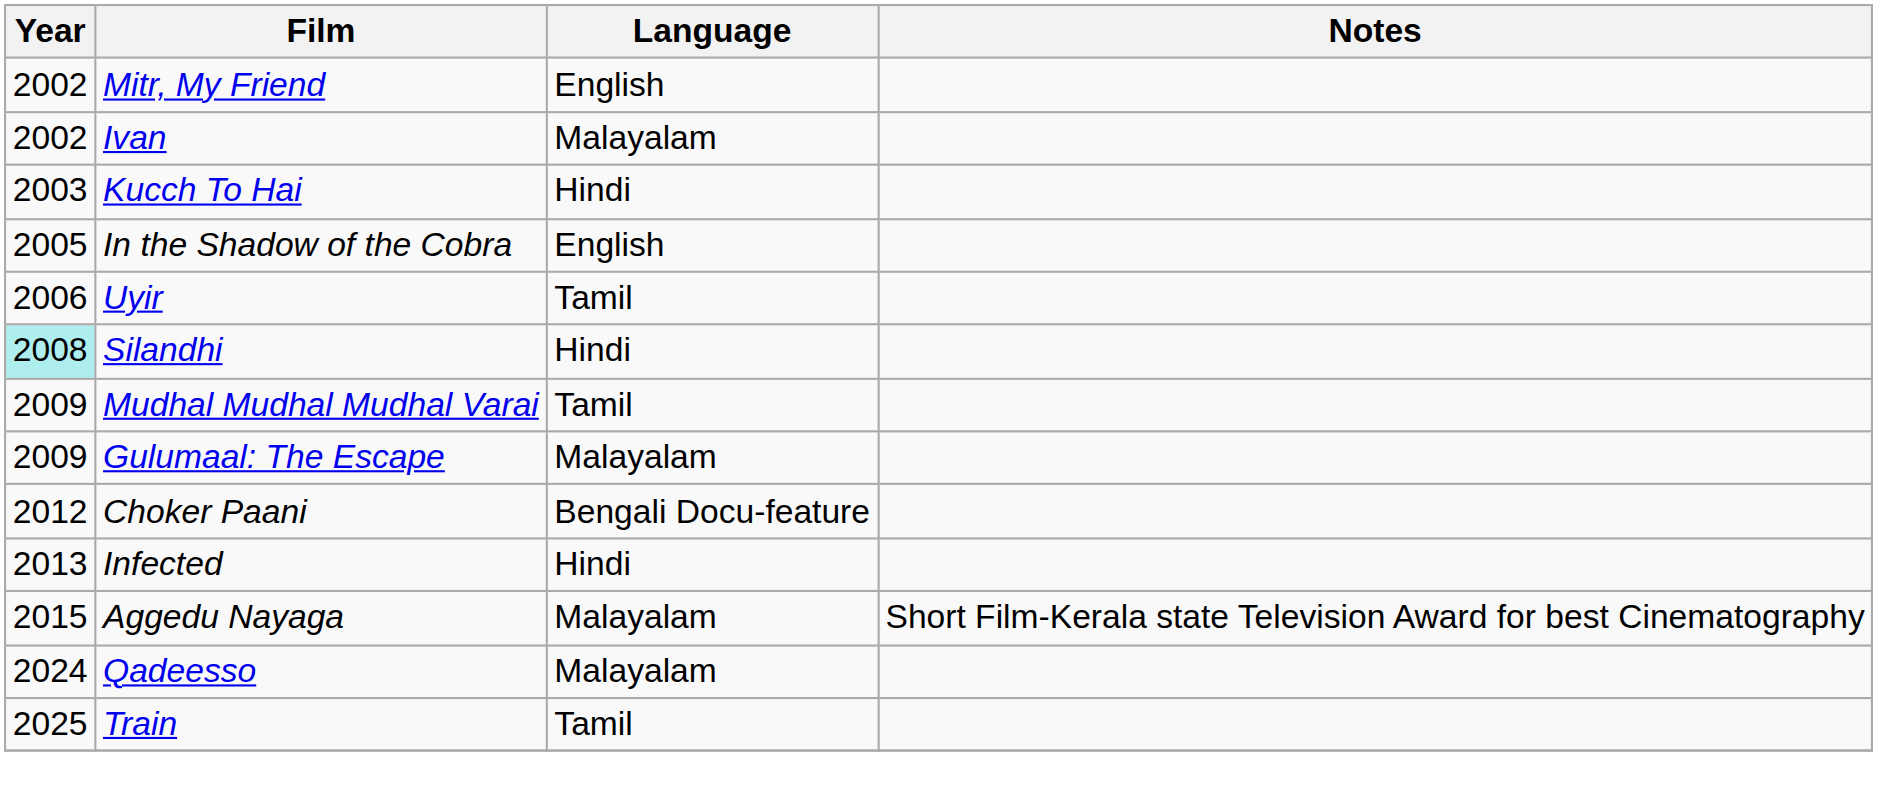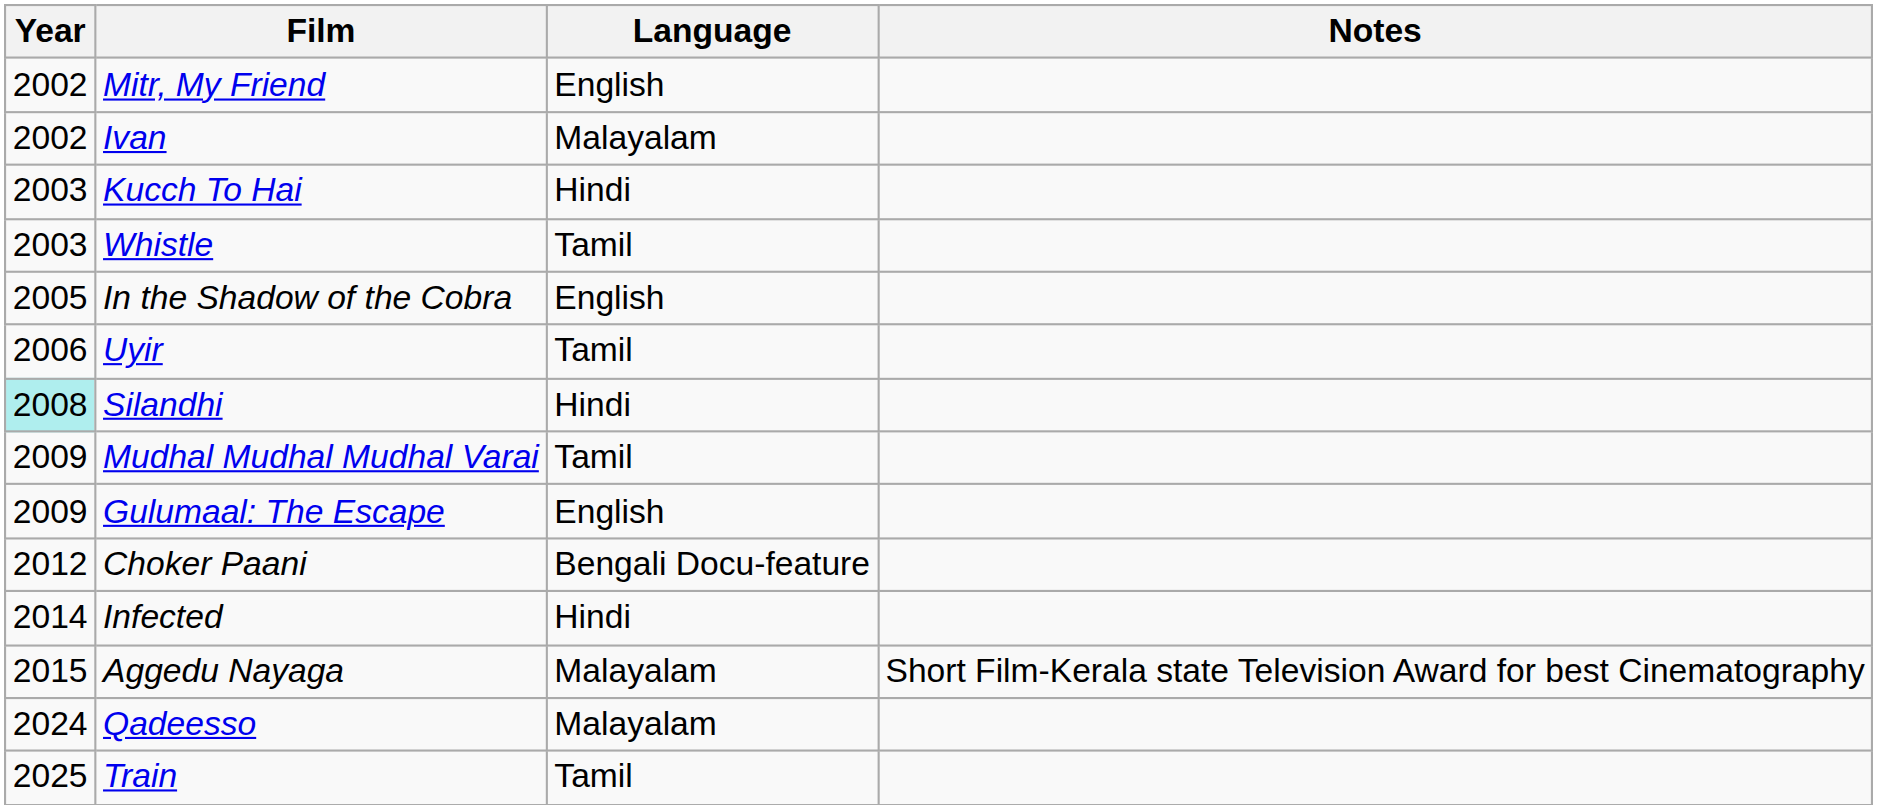+ row: (158, 244)
(636, 457) Malayalam -> (609, 510) English
(50, 564) 2013 -> (50, 617) 2014
